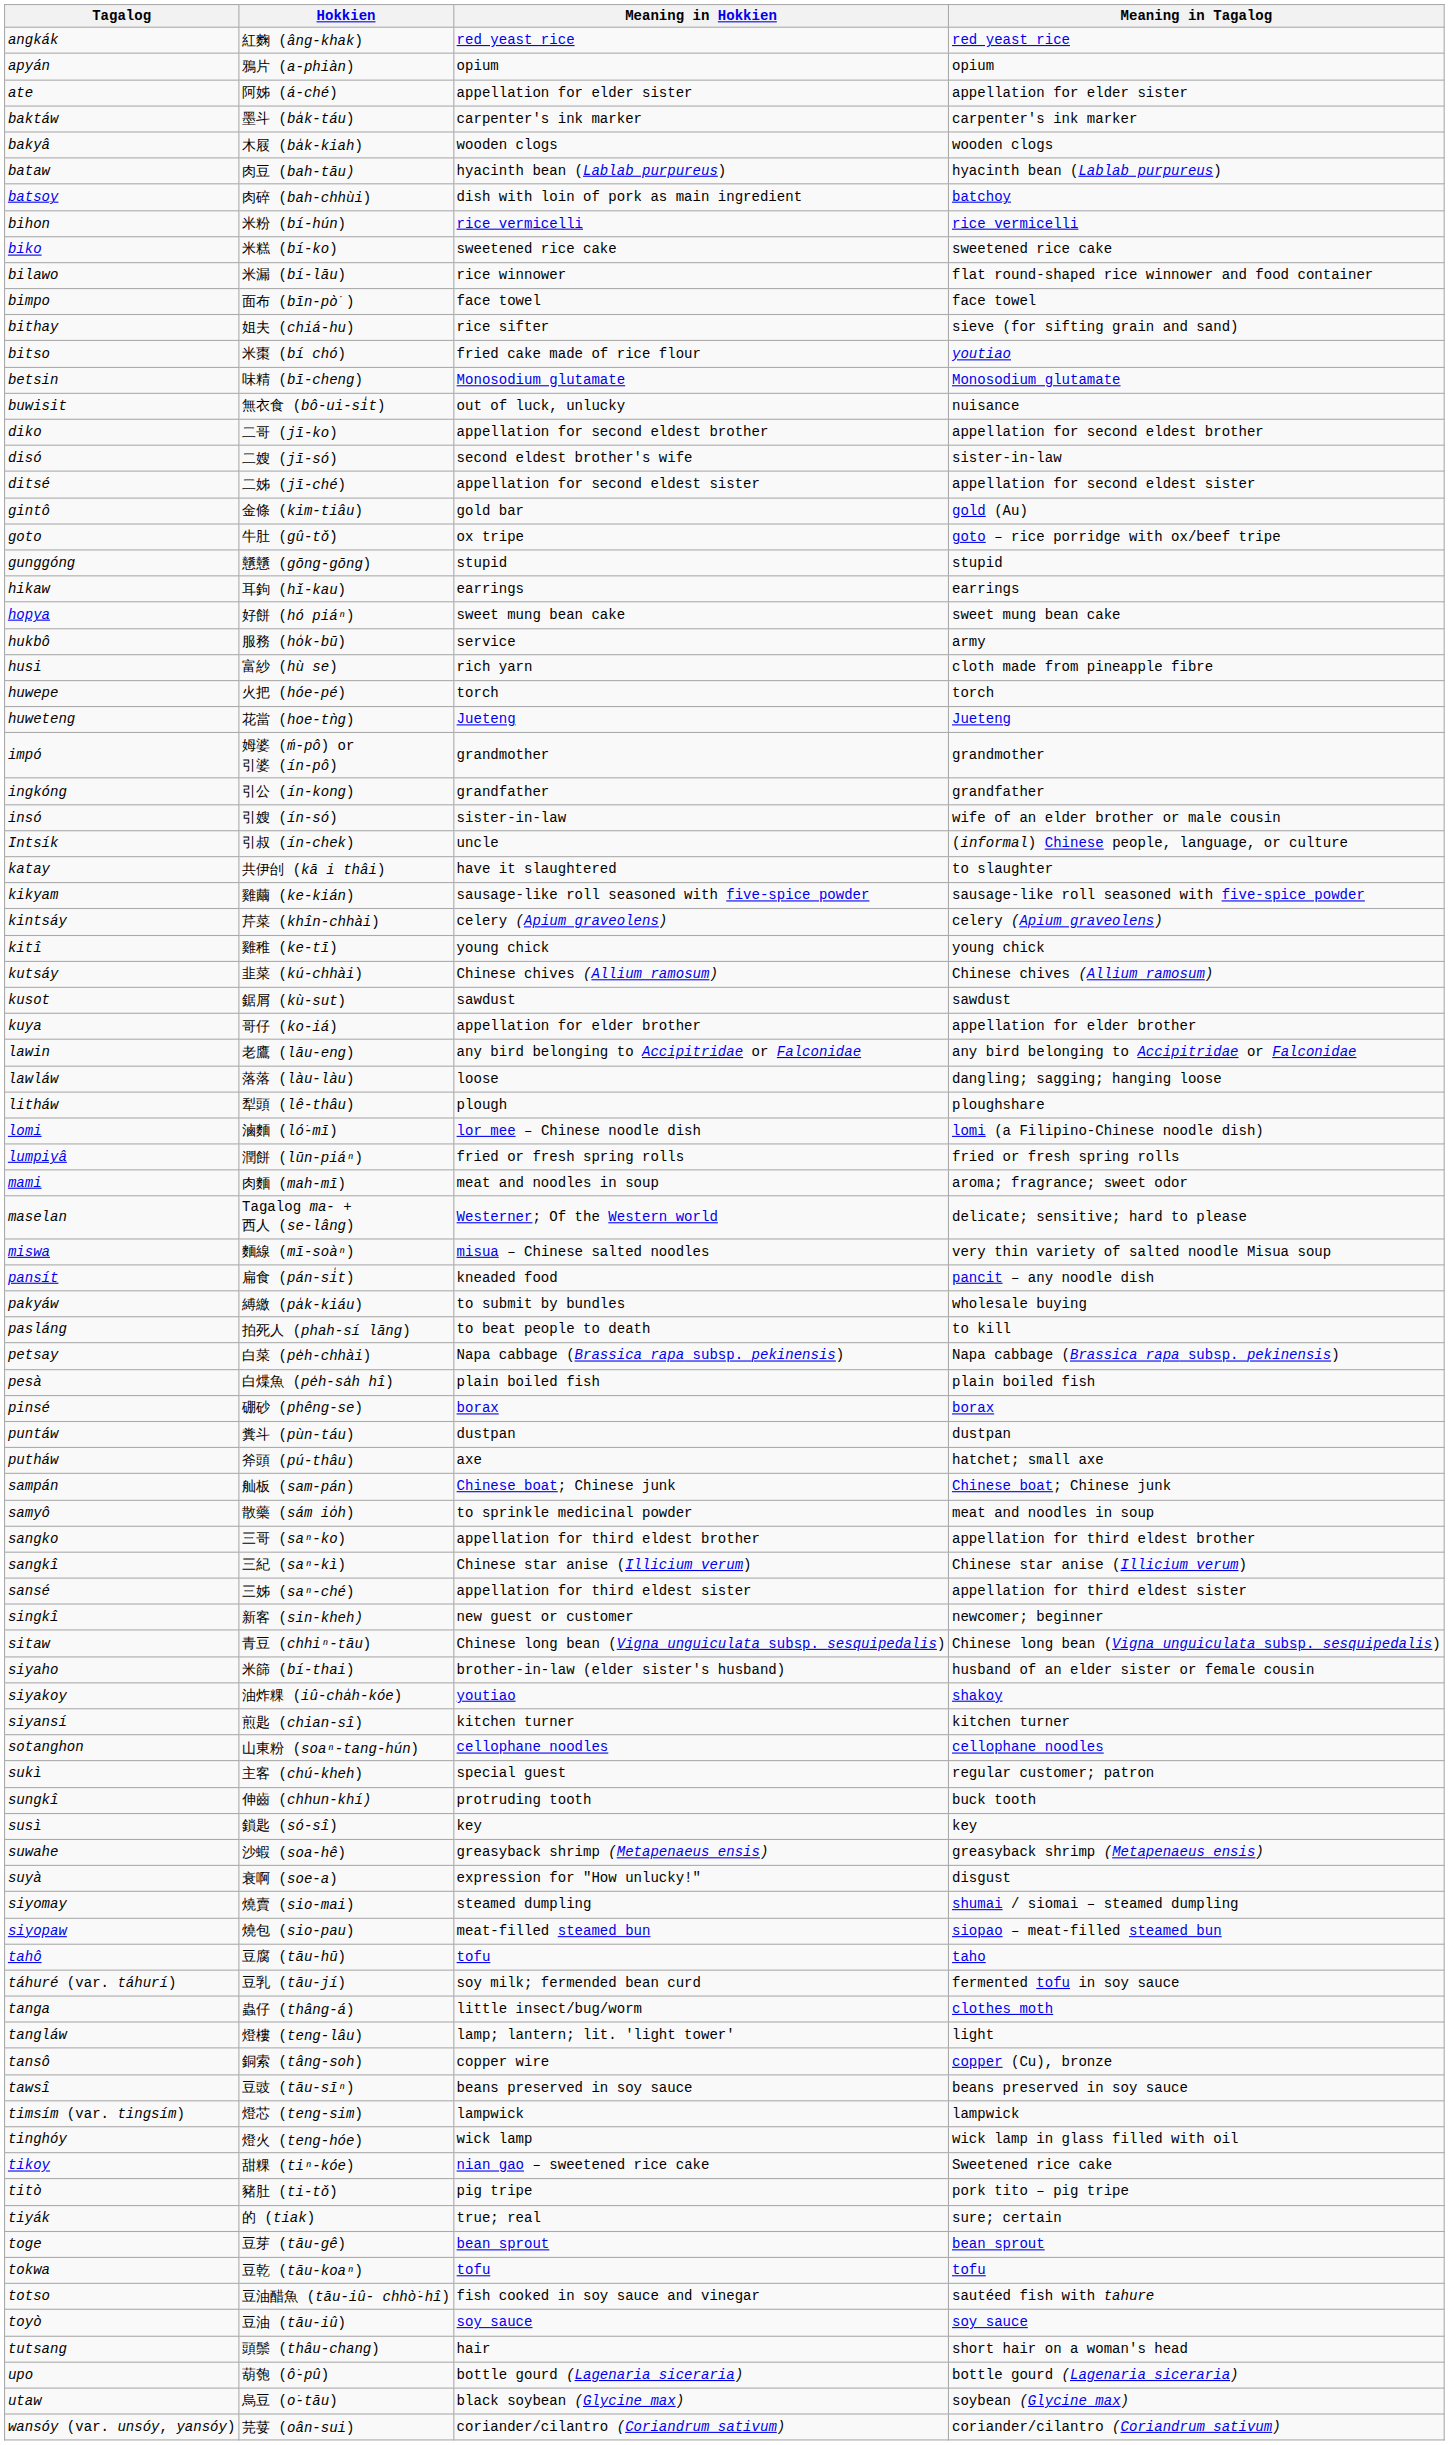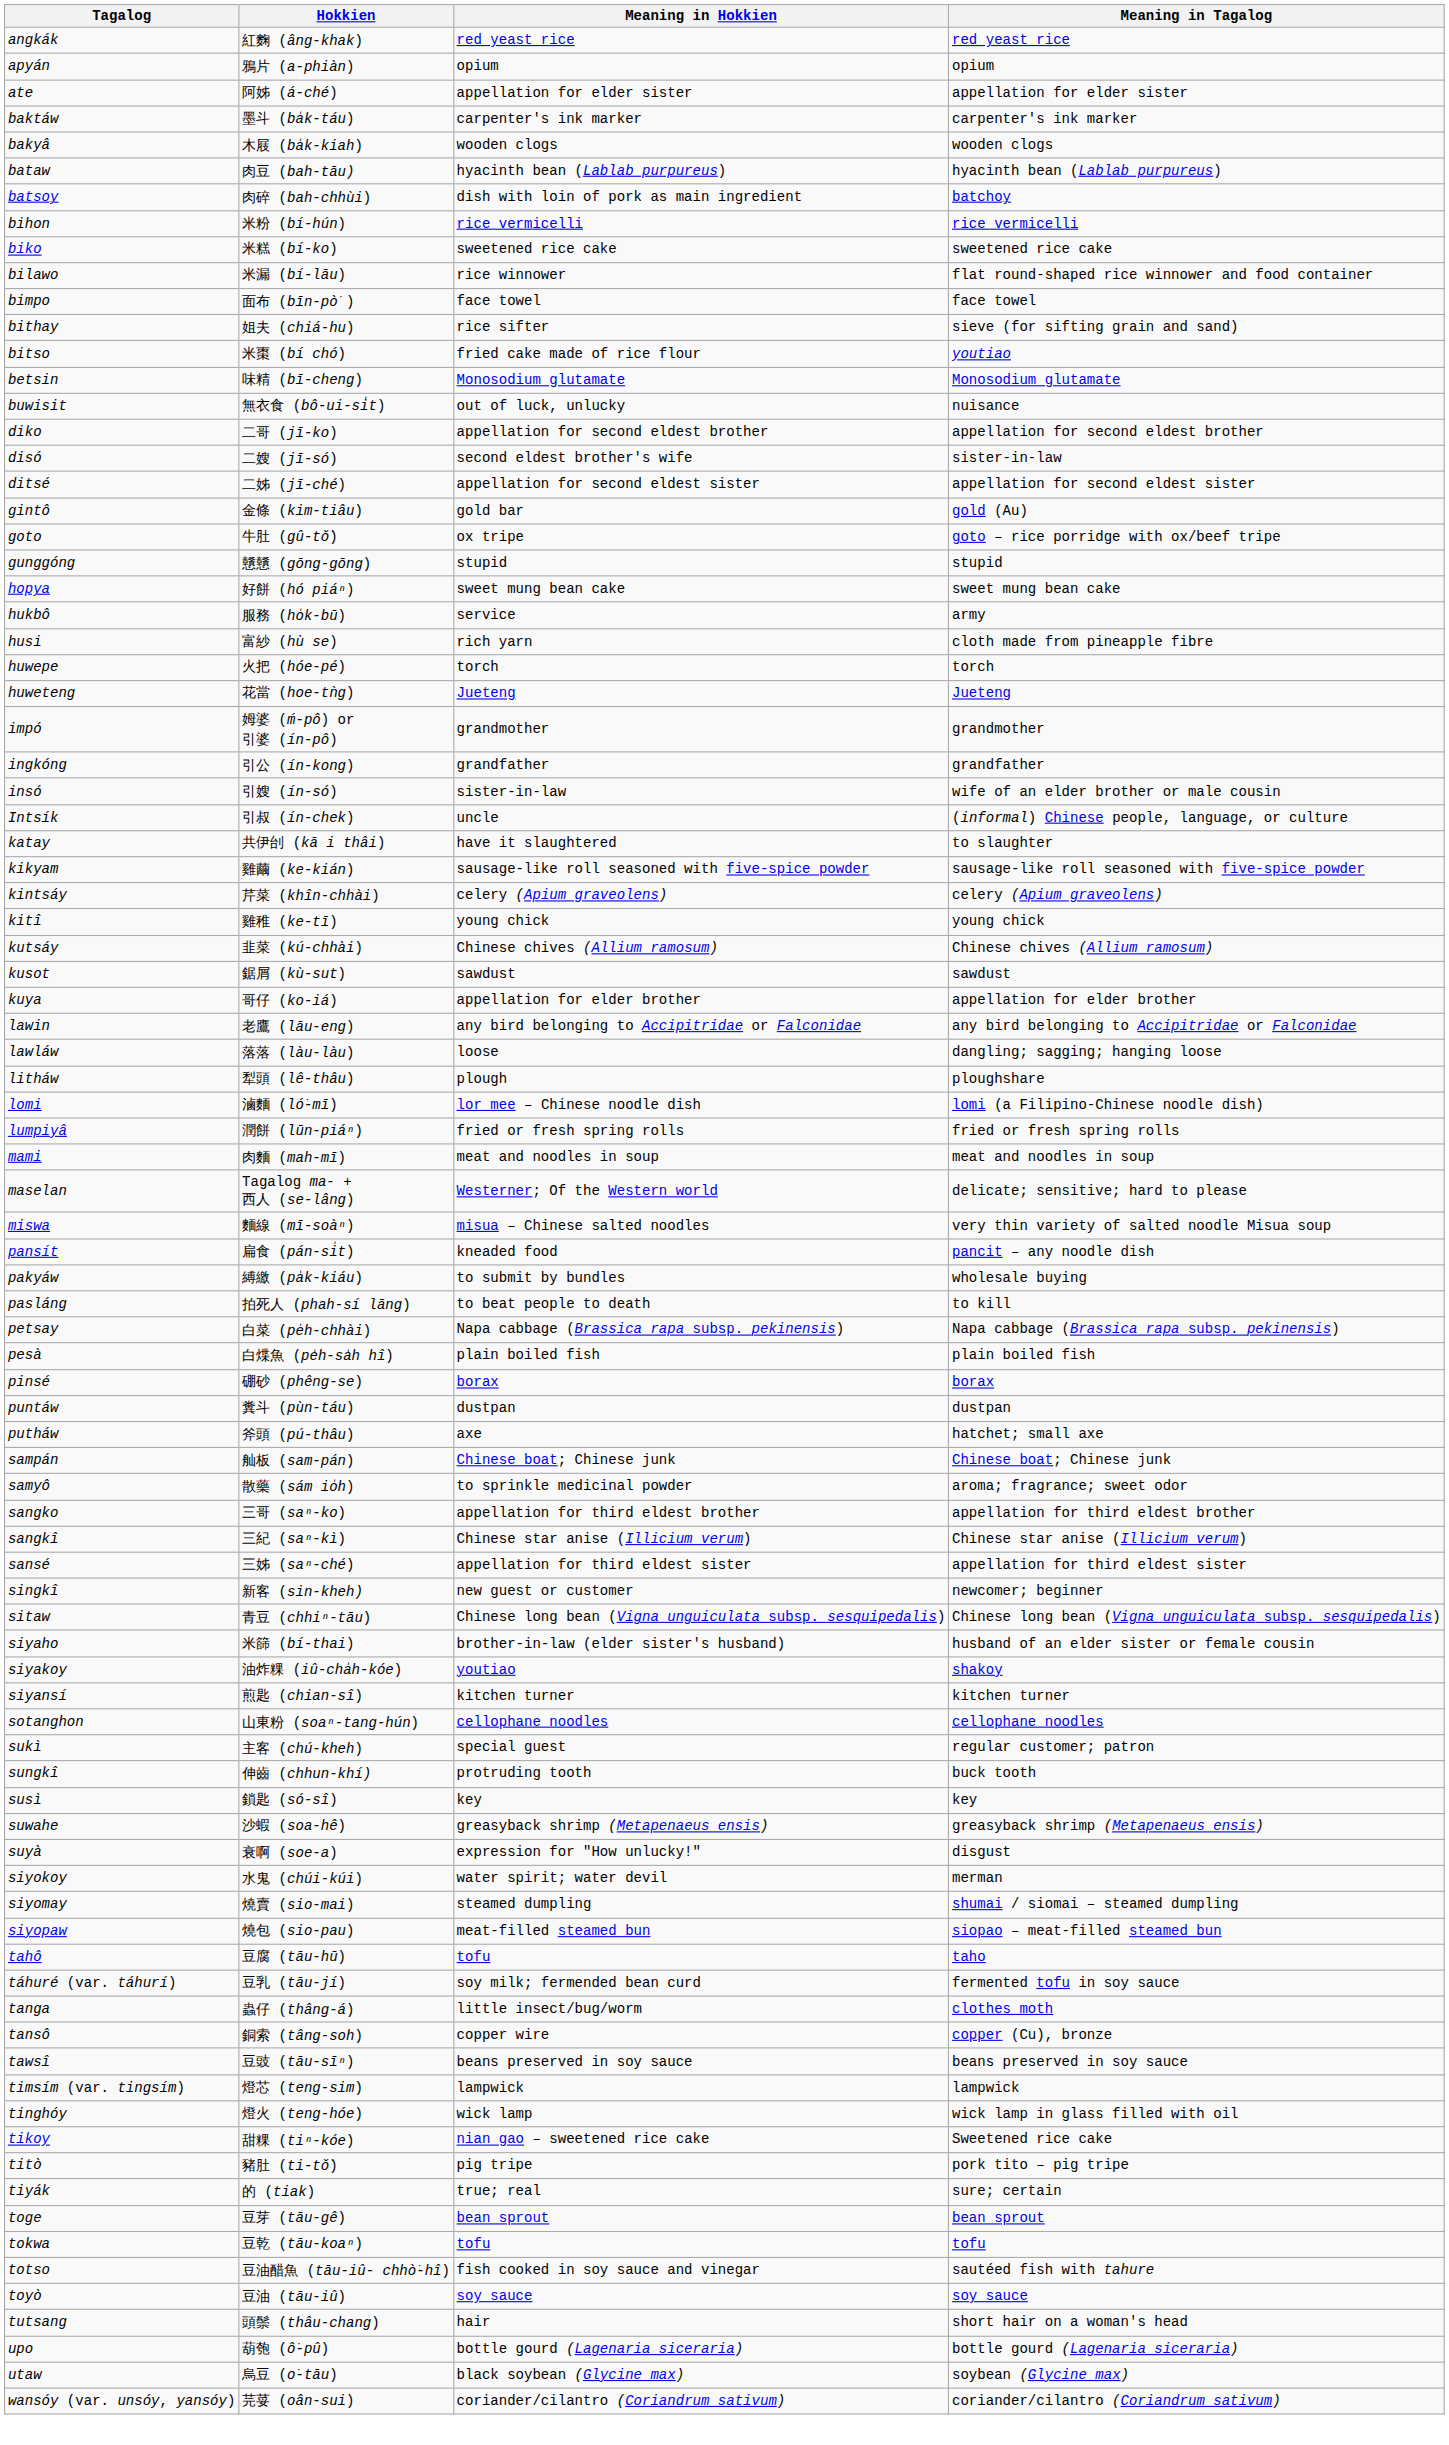- row: (29, 589)
(1070, 1183) aroma; fragrance; sweet odor -> (1053, 1157) meat and noodles in soup
(1053, 1513) meat and noodles in soup -> (1070, 1487) aroma; fragrance; sweet odor
+ row: (37, 1879)
- row: (37, 2035)
